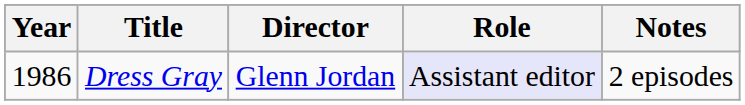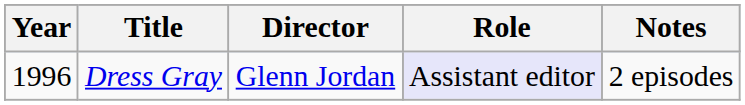(42, 75) 1986 -> (42, 75) 1996
